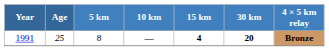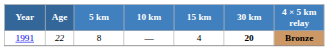(60, 38) 25 -> (60, 38) 22
(199, 38) bold -> (199, 38) normal
